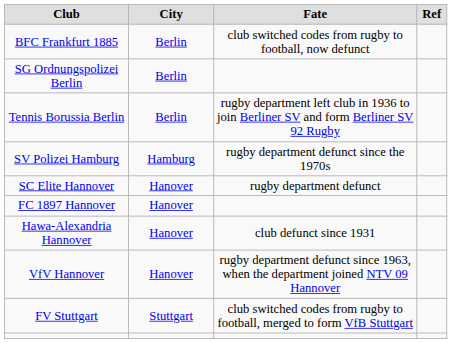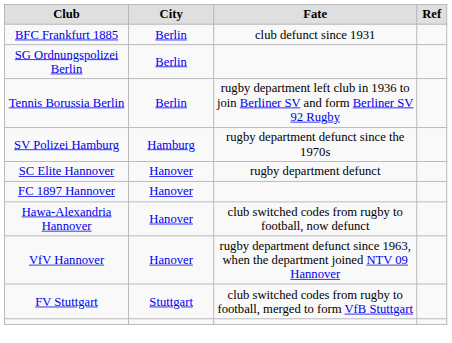(315, 41) club switched codes from rugby to football, now defunct -> (315, 34) club defunct since 1931
(315, 233) club defunct since 1931 -> (315, 218) club switched codes from rugby to football, now defunct
